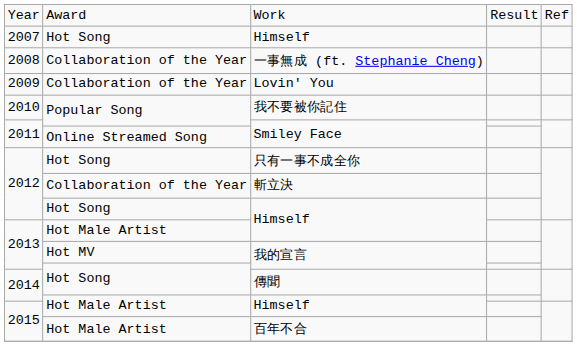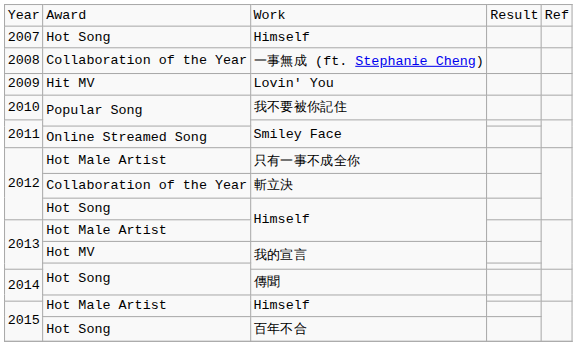(147, 84) Collaboration of the Year -> (70, 84) Hit MV
(78, 160) Hot Song -> (107, 160) Hot Male Artist
(107, 329) Hot Male Artist -> (78, 329) Hot Song
